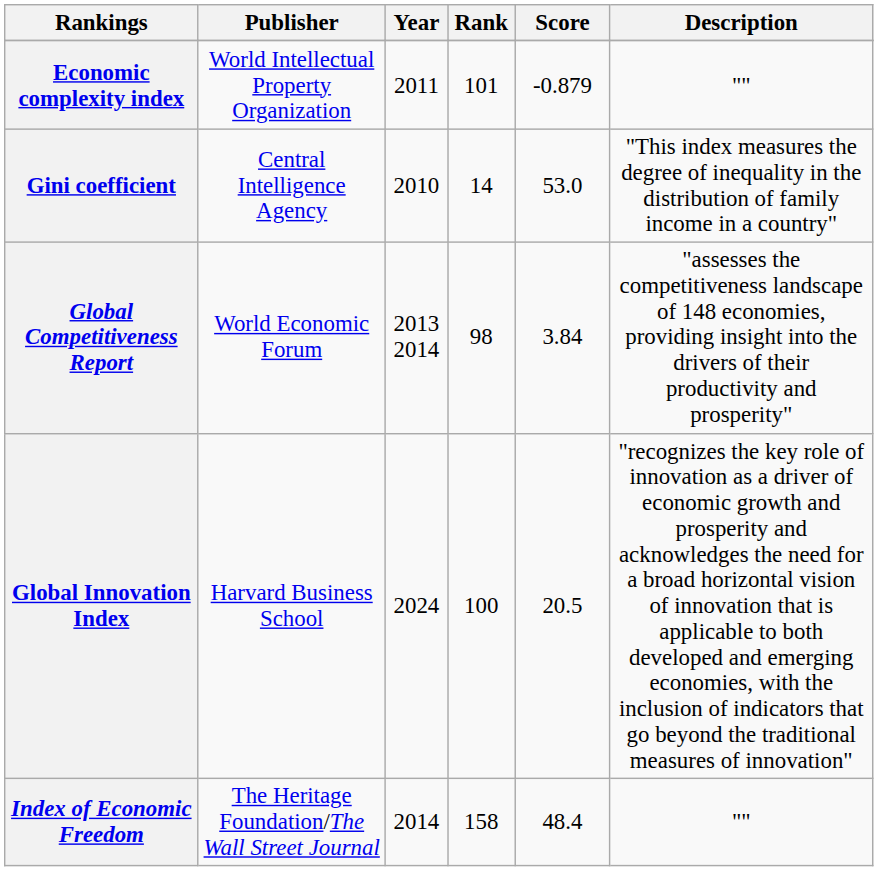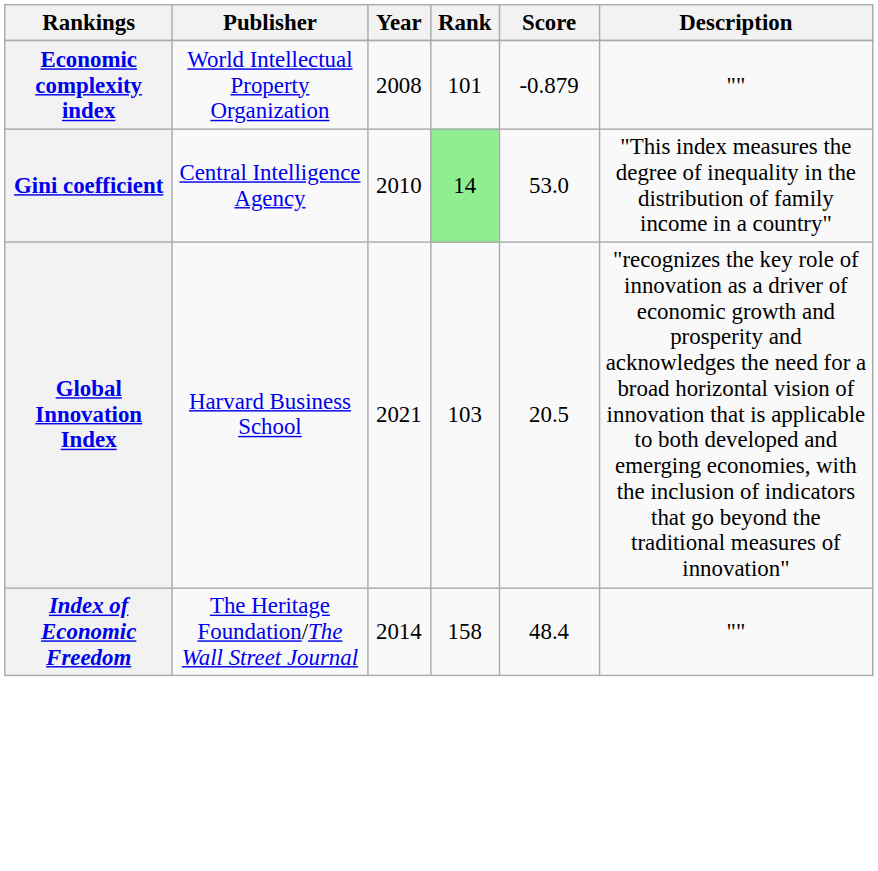(416, 84) 2011 -> (399, 84) 2008
(481, 185) no background -> (465, 185) lightgreen background
- row: (101, 337)
(416, 605) 2024 -> (399, 414) 2021
(481, 605) 100 -> (465, 414) 103
